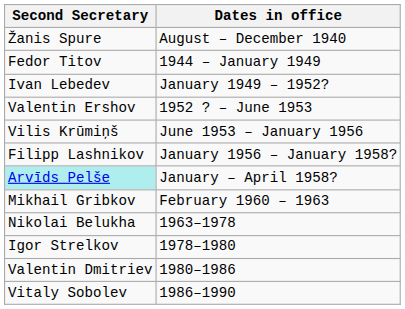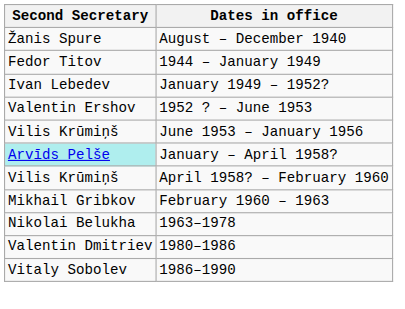- row: (278, 155)
+ row: (274, 178)
- row: (197, 247)
